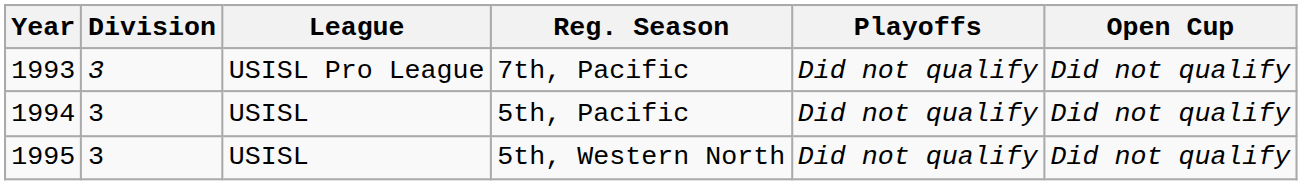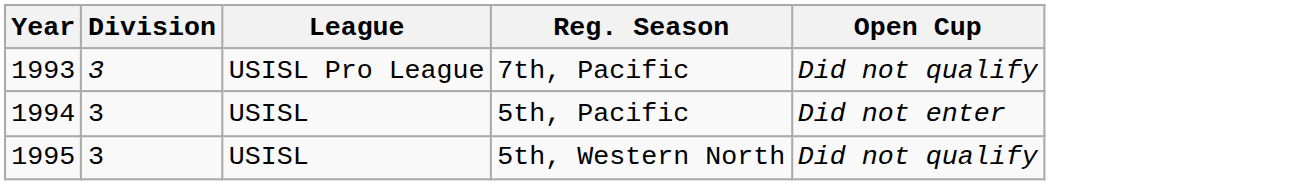- column: (918, 27)
(1170, 114) Did not qualify -> (902, 114) Did not enter
